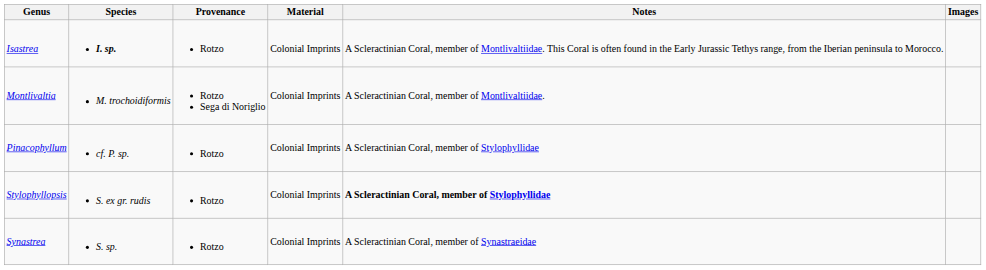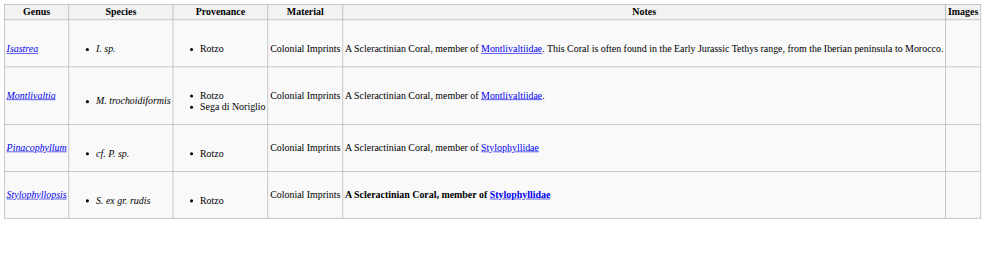(121, 49) bold -> (121, 49) normal
- row: (26, 241)
